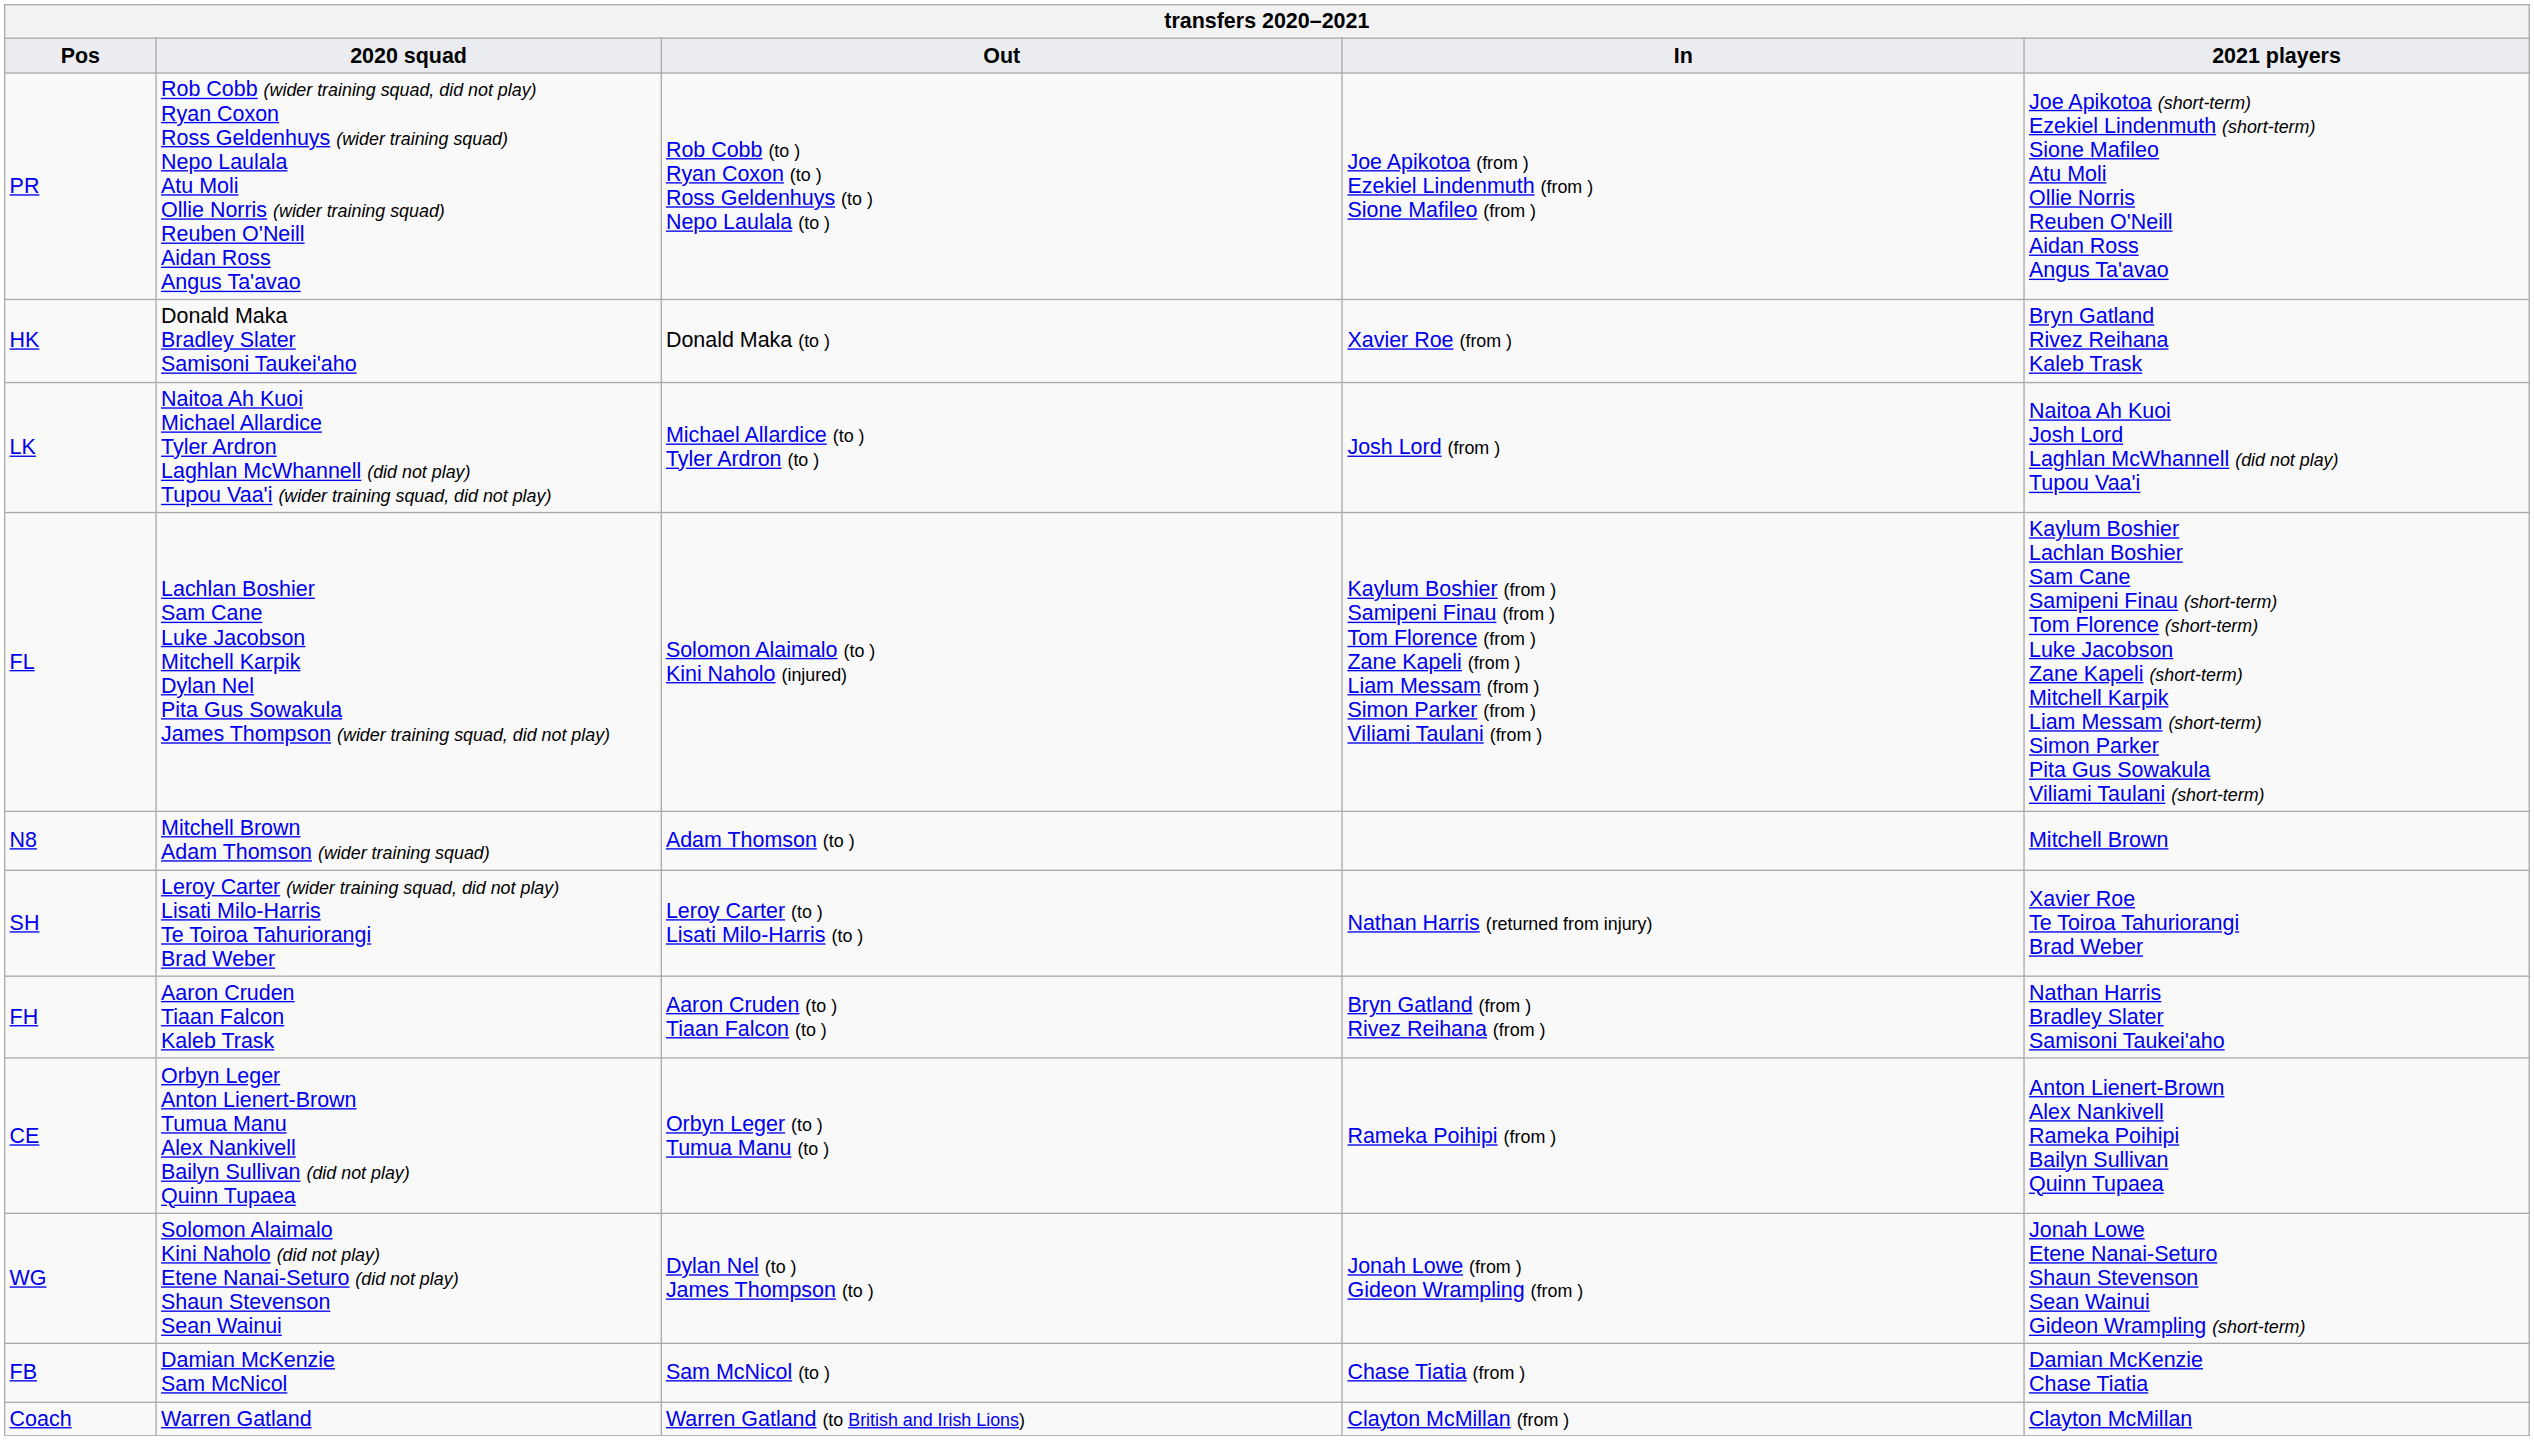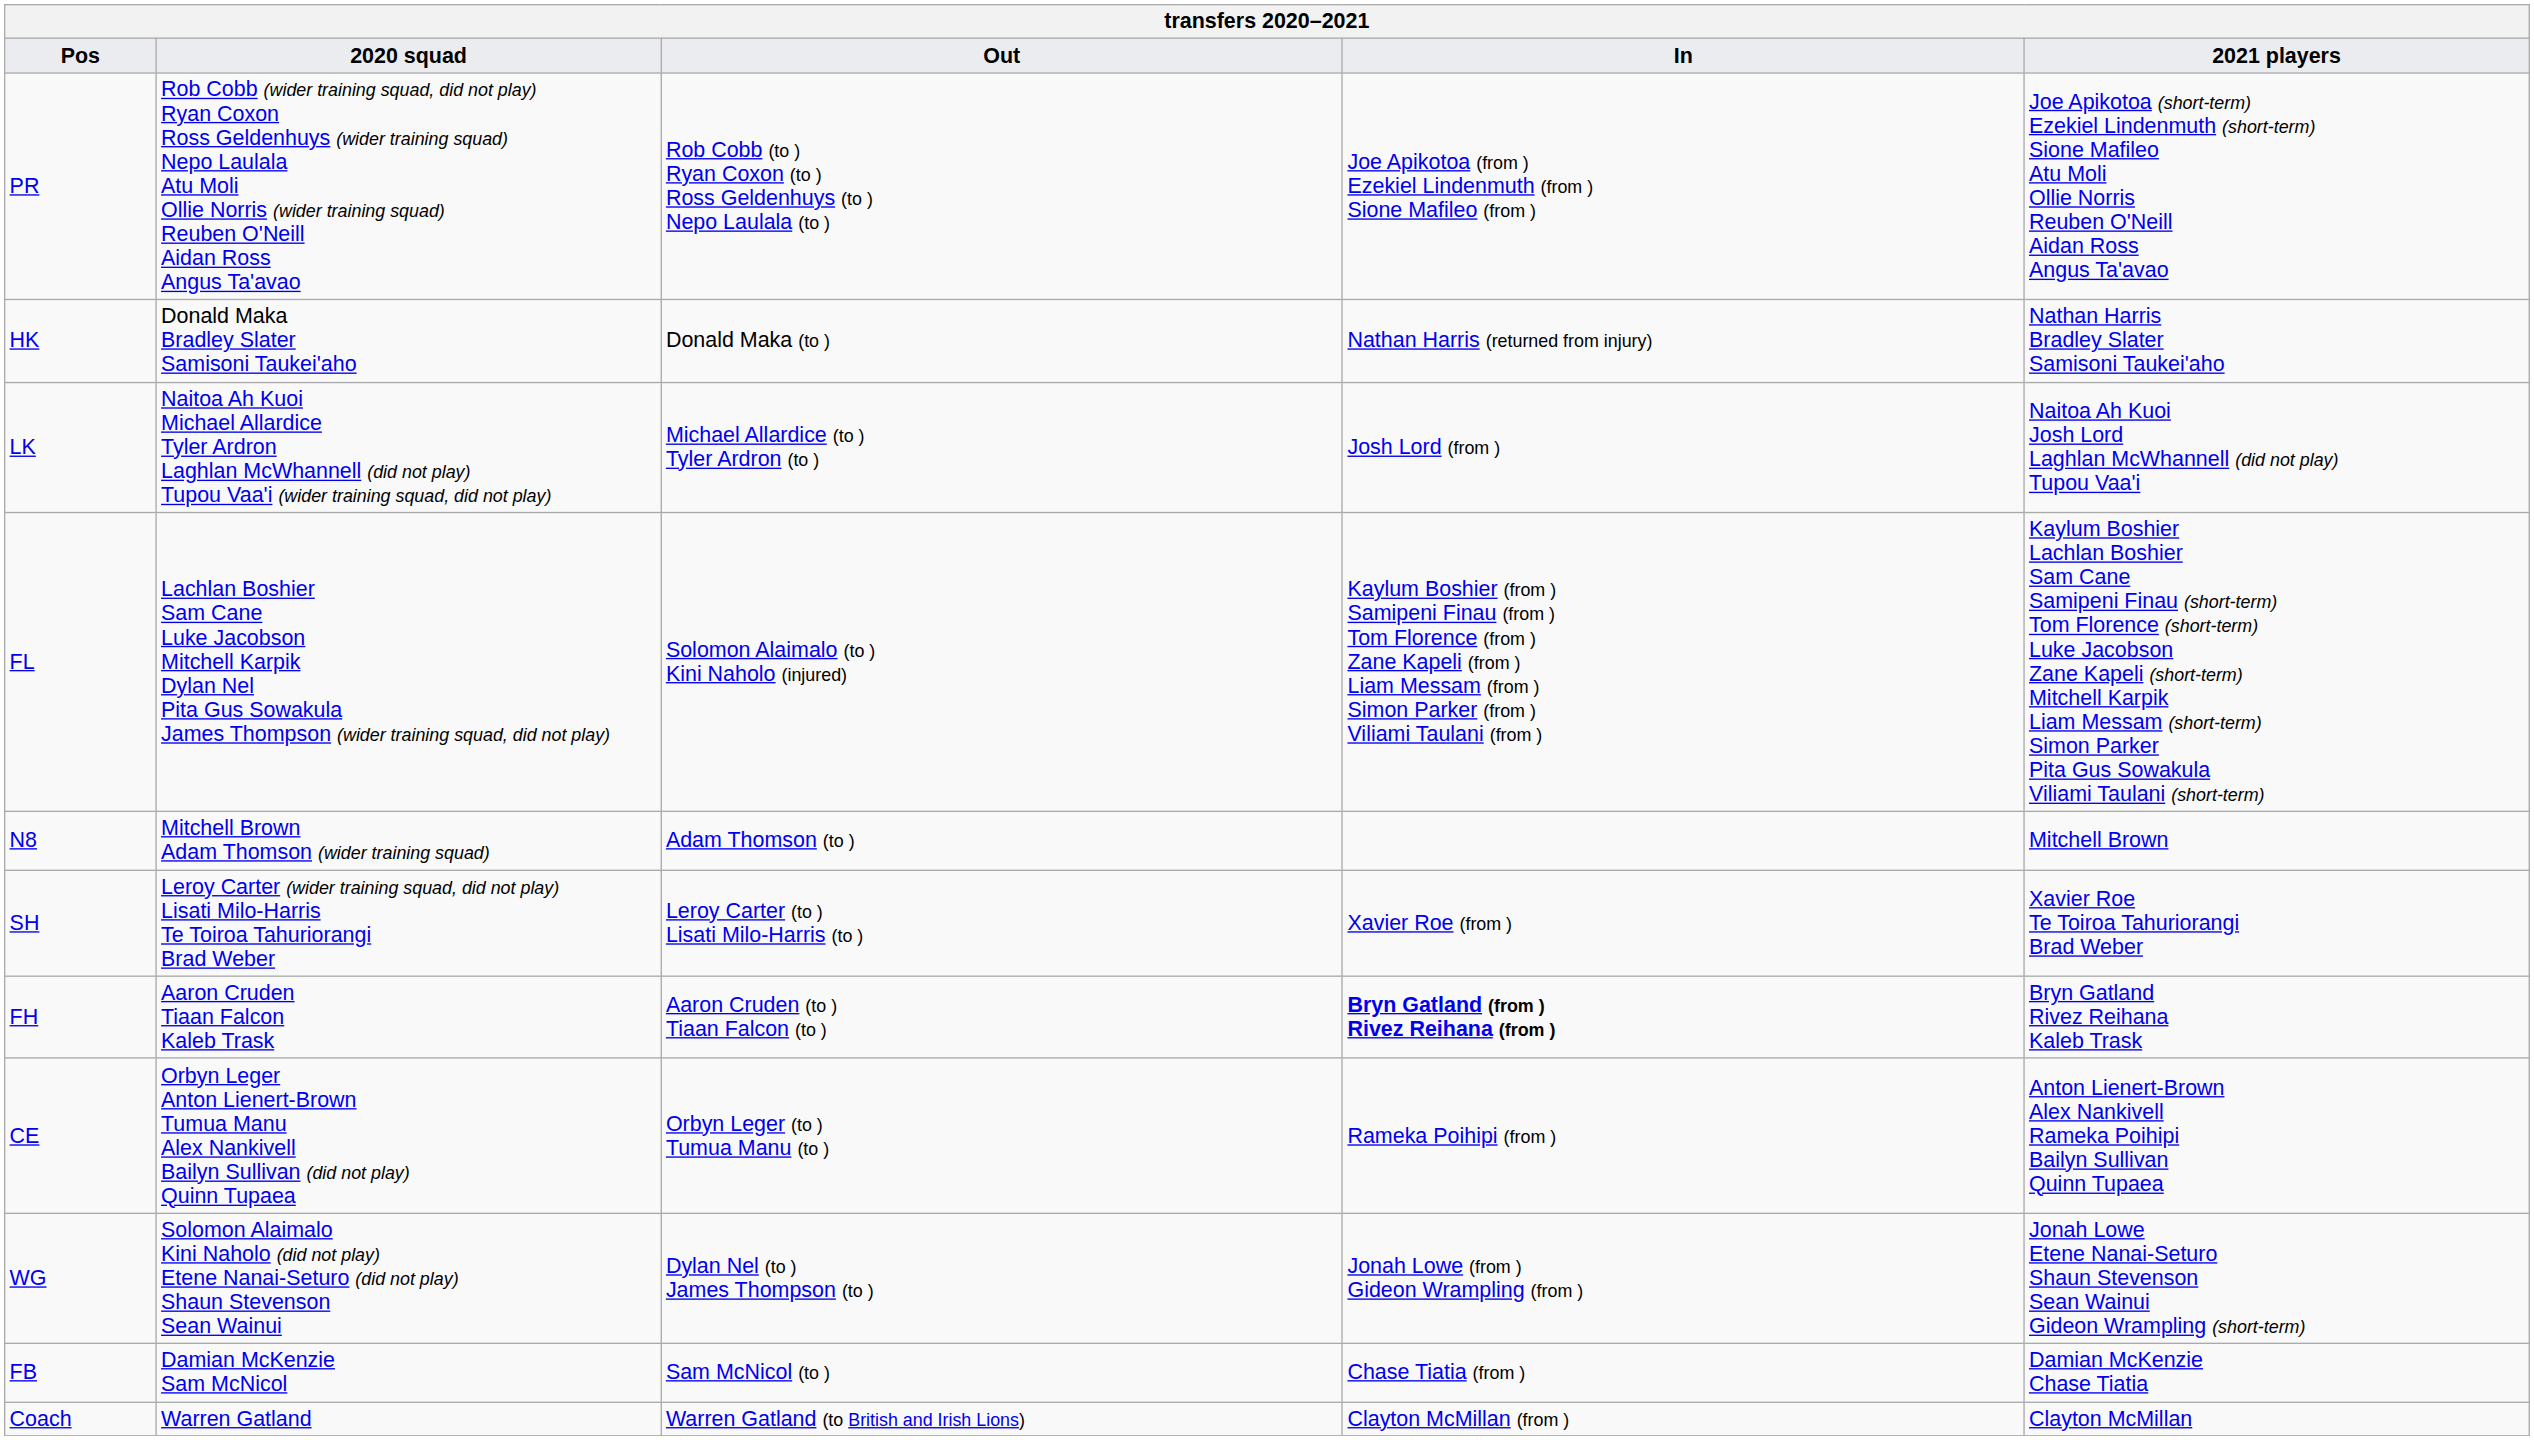(1430, 340) Xavier Roe (from ) -> (1500, 340) Nathan Harris (returned from injury)
(2099, 340) Bryn Gatland Rivez Reihana Kaleb Trask -> (2127, 340) Nathan Harris Bradley Slater Samisoni Taukei'aho
(1500, 922) Nathan Harris (returned from injury) -> (1430, 922) Xavier Roe (from )
(1446, 1017) normal -> (1451, 1017) bold
(2127, 1017) Nathan Harris Bradley Slater Samisoni Taukei'aho -> (2099, 1017) Bryn Gatland Rivez Reihana Kaleb Trask
